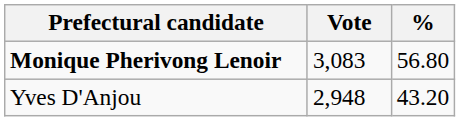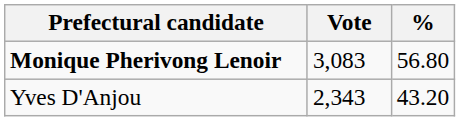(339, 97) 2,948 -> (339, 97) 2,343
